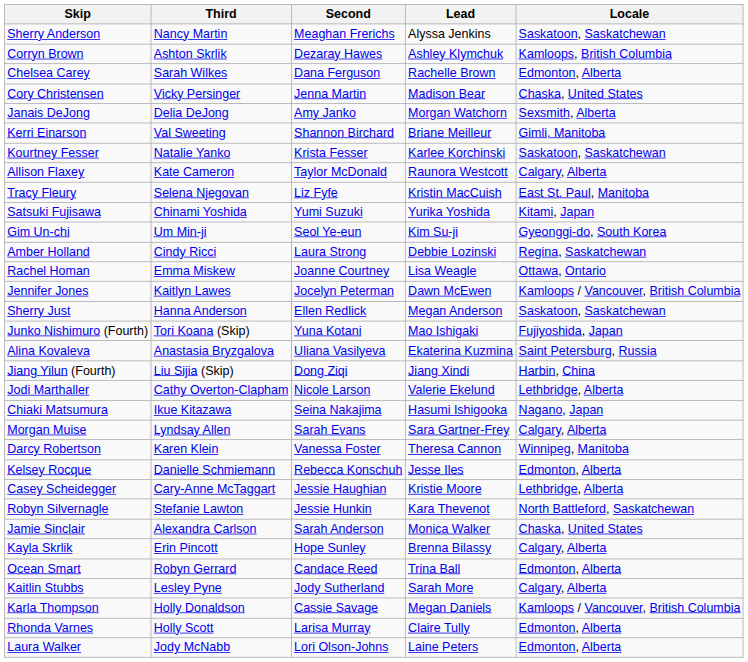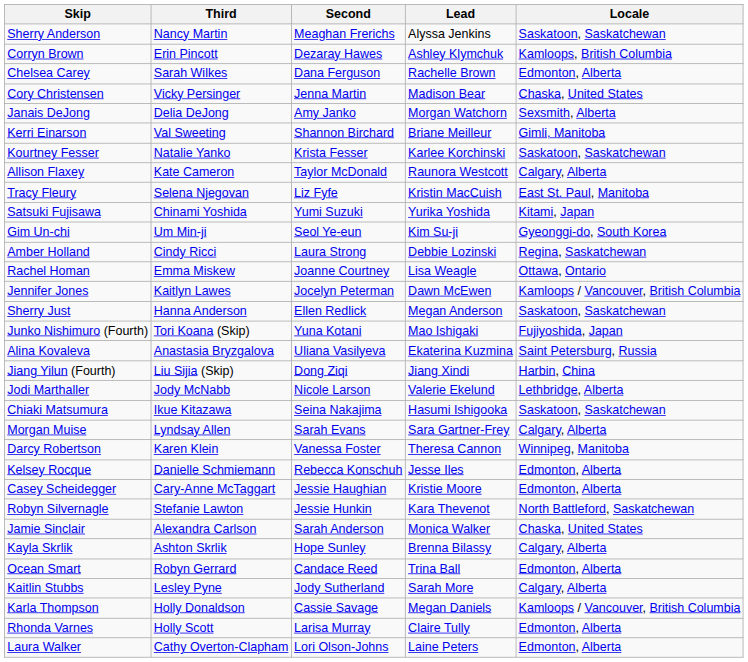(190, 53) Ashton Skrlik -> (186, 53) Erin Pincott
(221, 390) Cathy Overton-Clapham -> (192, 390) Jody McNabb
(561, 410) Nagano, Japan -> (592, 410) Saskatoon, Saskatchewan
(571, 489) Lethbridge, Alberta -> (570, 489) Edmonton, Alberta
(186, 548) Erin Pincott -> (190, 548) Ashton Skrlik
(192, 647) Jody McNabb -> (221, 647) Cathy Overton-Clapham
